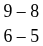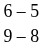rows swapped: (21, 36) <-> (21, 11)
